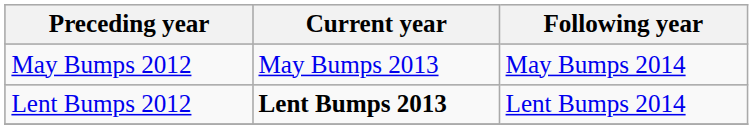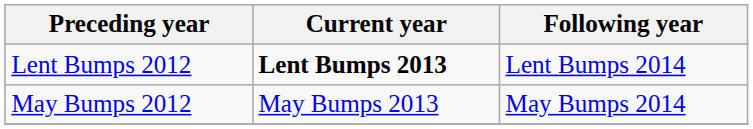rows swapped: (101, 104) <-> (101, 64)
